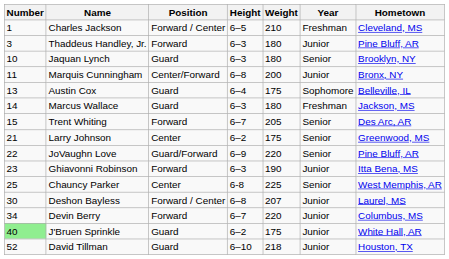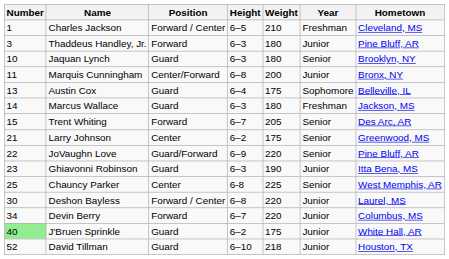(169, 169) Forward -> (165, 169) Guard
(273, 200) 207 -> (273, 200) 220
